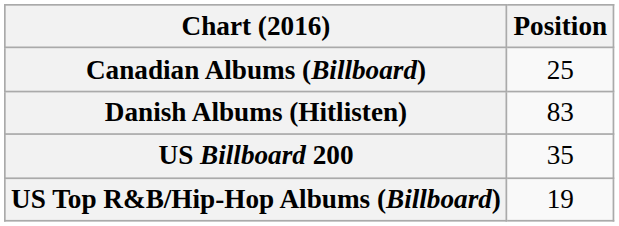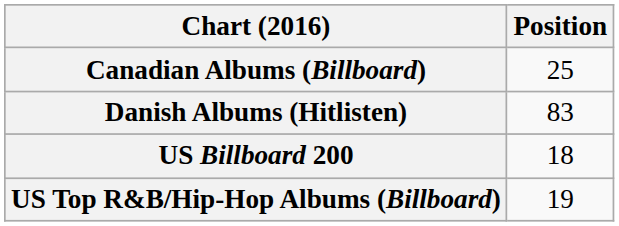(560, 155) 35 -> (560, 155) 18
